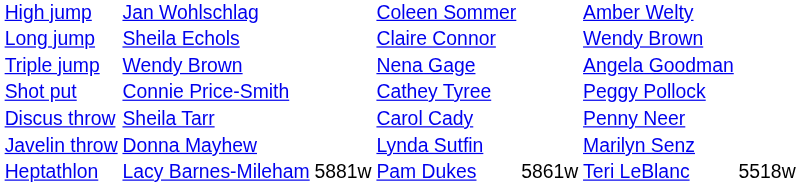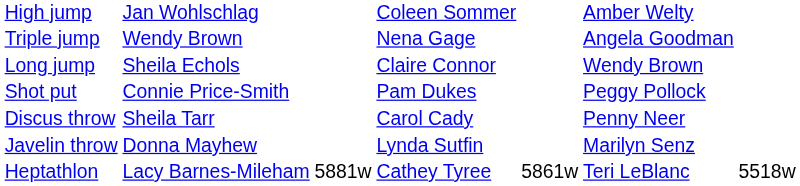rows swapped: (50, 39) <-> (52, 65)
(434, 92) Cathey Tyree -> (426, 92) Pam Dukes
(426, 172) Pam Dukes -> (434, 172) Cathey Tyree
